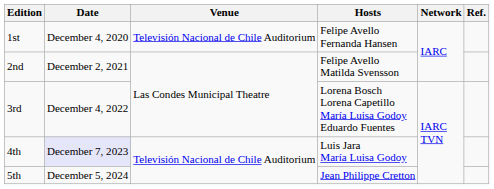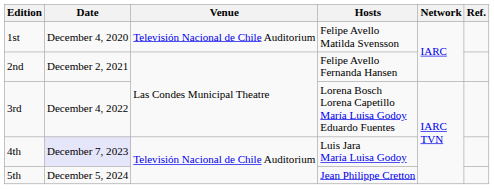(359, 36) Felipe Avello Fernanda Hansen -> (360, 36) Felipe Avello Matilda Svensson
(360, 66) Felipe Avello Matilda Svensson -> (359, 66) Felipe Avello Fernanda Hansen
